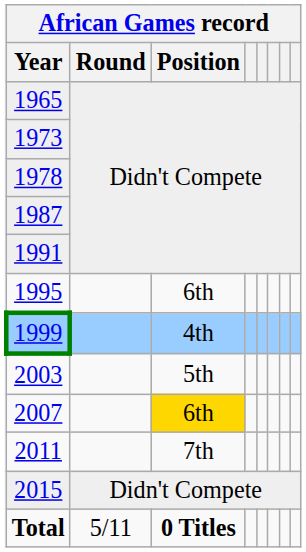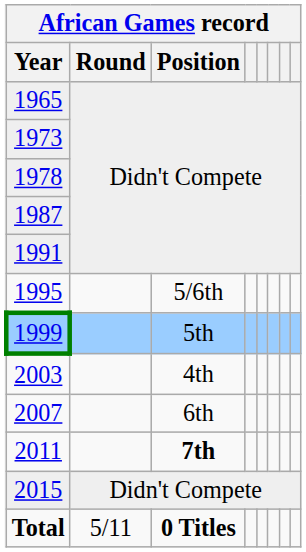(198, 292) 6th -> (198, 292) 5/6th
(198, 333) 4th -> (198, 333) 5th
(198, 373) 5th -> (198, 373) 4th
(198, 412) gold background -> (198, 412) no background
(198, 451) normal -> (198, 451) bold
